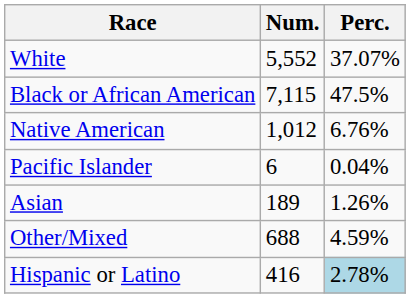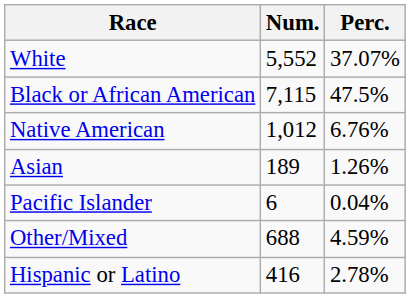rows swapped: (36, 202) <-> (81, 166)
(359, 274) lightblue background -> (359, 274) no background
